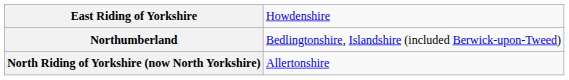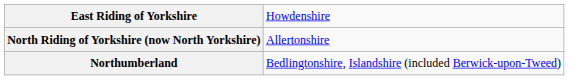rows swapped: (134, 63) <-> (134, 39)
